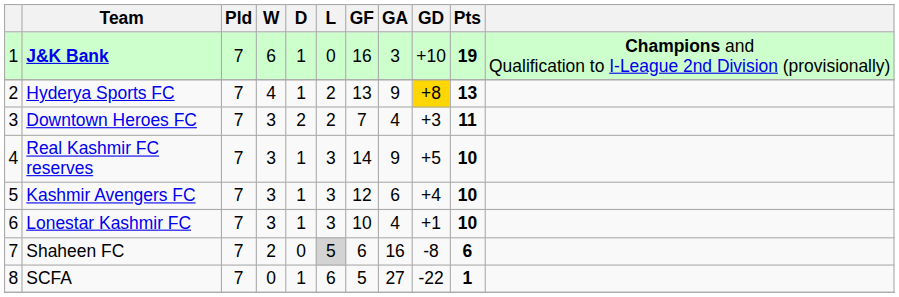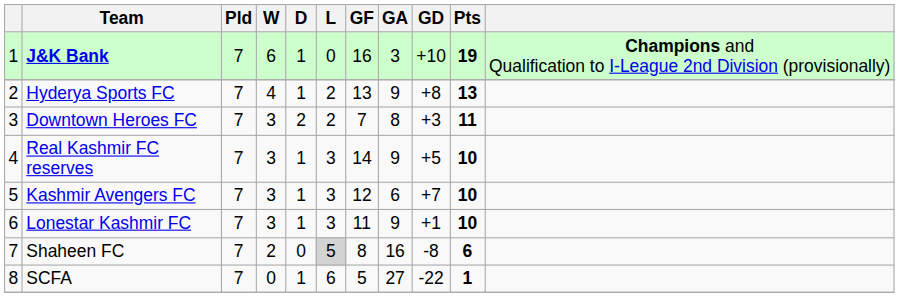(431, 93) gold background -> (431, 93) no background
(395, 120) 4 -> (395, 120) 8
(431, 195) +4 -> (431, 195) +7
(362, 223) 10 -> (362, 223) 11
(395, 223) 4 -> (395, 223) 9
(362, 251) 6 -> (362, 251) 8
